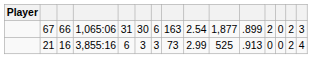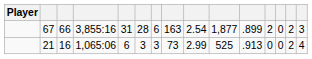(96, 29) 1,065:06 -> (96, 29) 3,855:16
(143, 29) 30 -> (143, 29) 28
(96, 45) 3,855:16 -> (96, 45) 1,065:06
